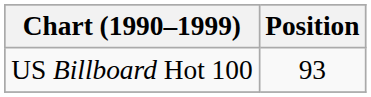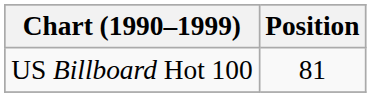(312, 69) 93 -> (312, 69) 81
